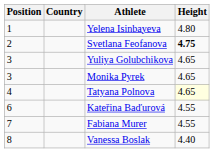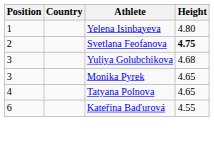(186, 60) 4.65 -> (186, 60) 4.68
(186, 92) lightyellow background -> (186, 92) no background
- row: (117, 124)
- row: (119, 140)
